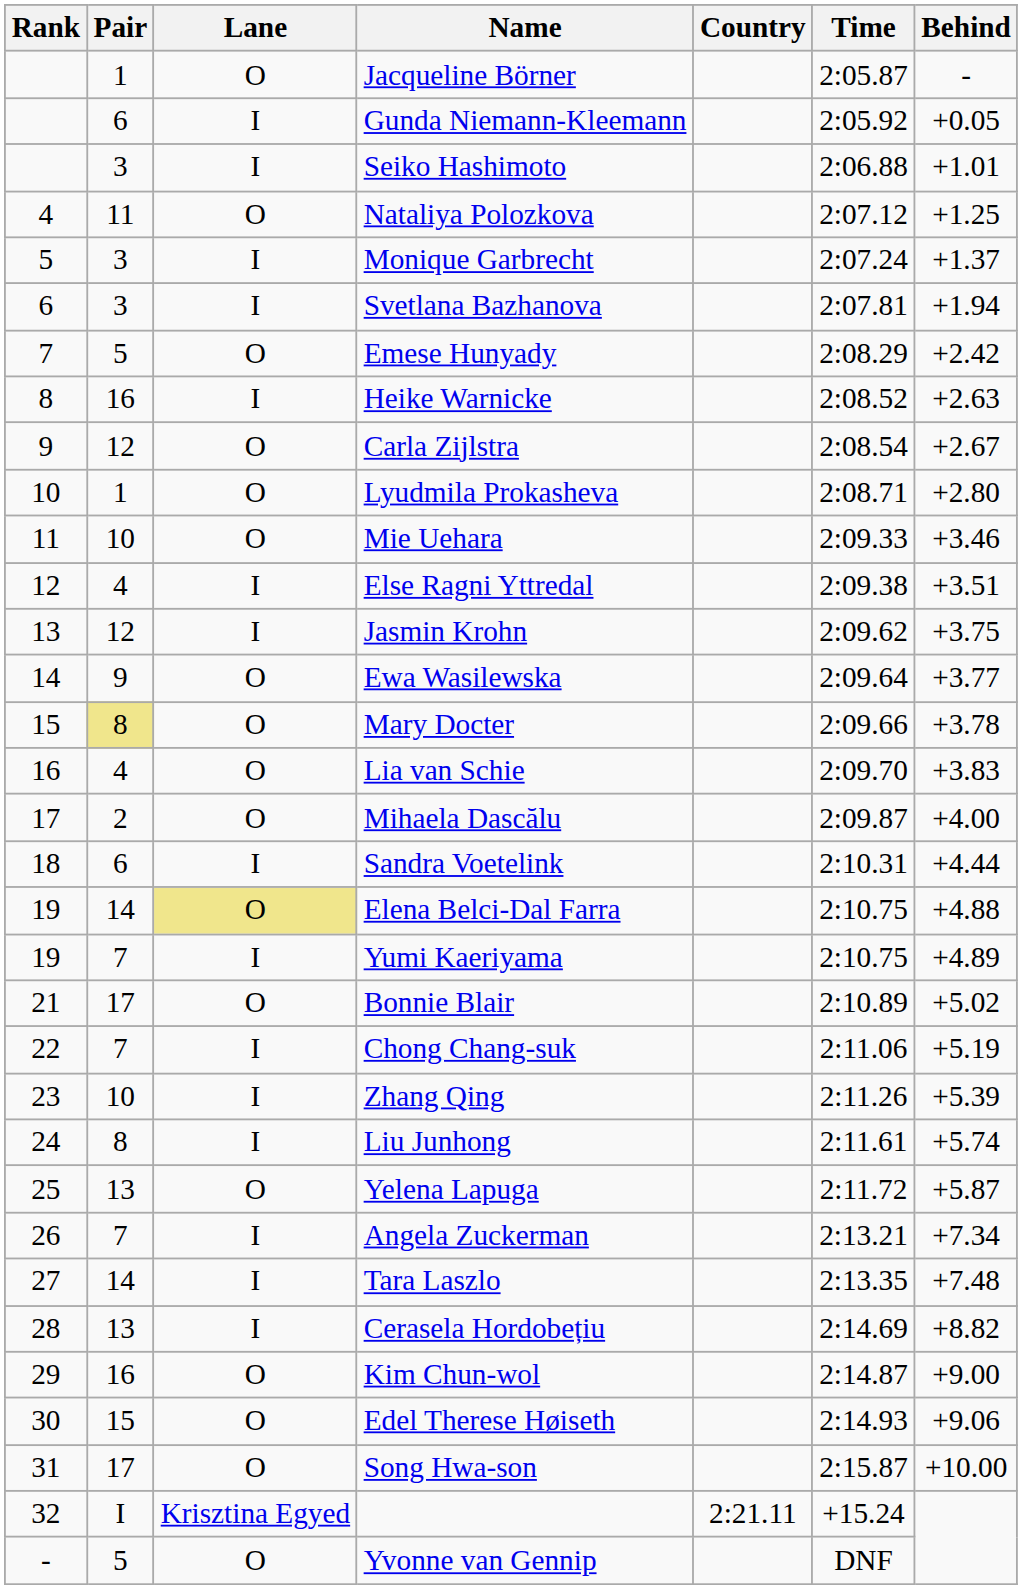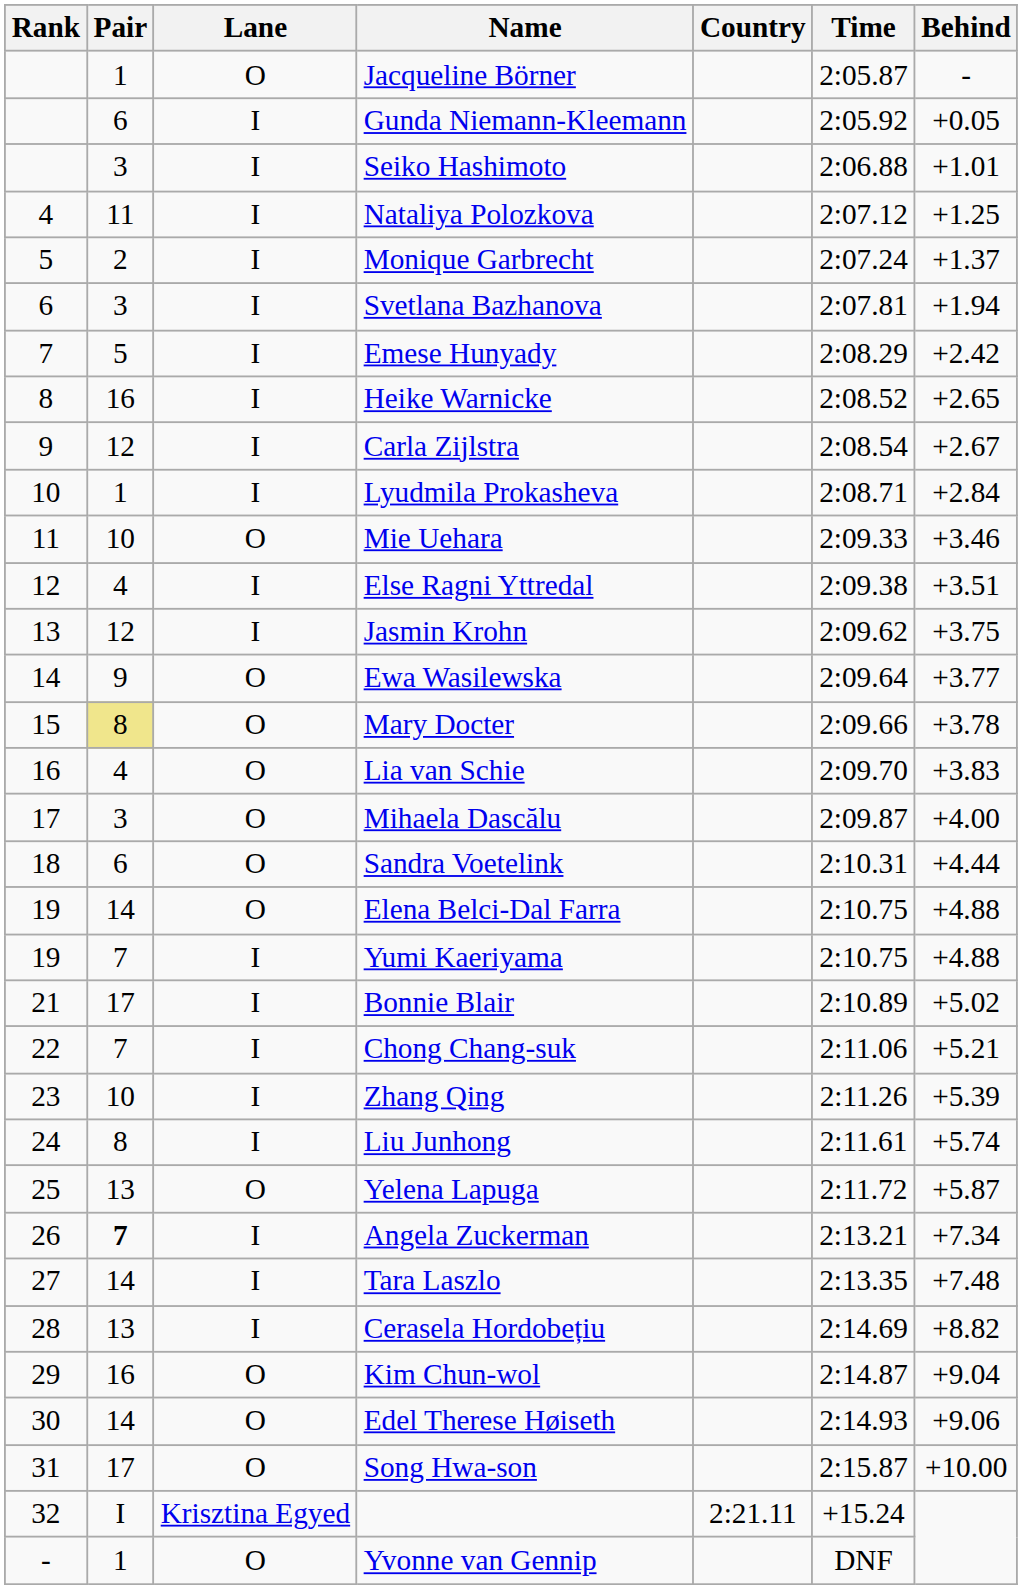(255, 213) O -> (255, 213) I
(120, 259) 3 -> (120, 259) 2
(255, 352) O -> (255, 352) I
(966, 399) +2.63 -> (966, 399) +2.65
(255, 445) O -> (255, 445) I
(255, 492) O -> (255, 492) I
(966, 492) +2.80 -> (966, 492) +2.84
(120, 817) 2 -> (120, 817) 3
(255, 863) I -> (255, 863) O
(255, 910) khaki background -> (255, 910) no background
(966, 956) +4.89 -> (966, 956) +4.88
(255, 1002) O -> (255, 1002) I
(966, 1049) +5.19 -> (966, 1049) +5.21
(120, 1235) normal -> (120, 1235) bold
(966, 1374) +9.00 -> (966, 1374) +9.04
(120, 1420) 15 -> (120, 1420) 14
(120, 1560) 5 -> (120, 1560) 1
